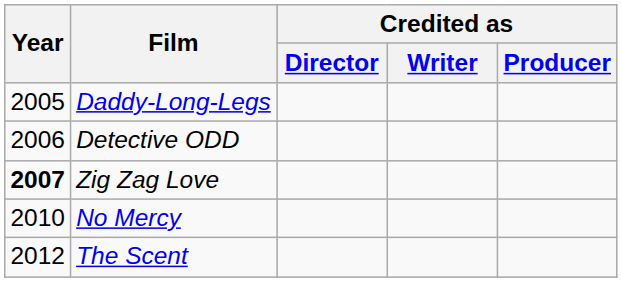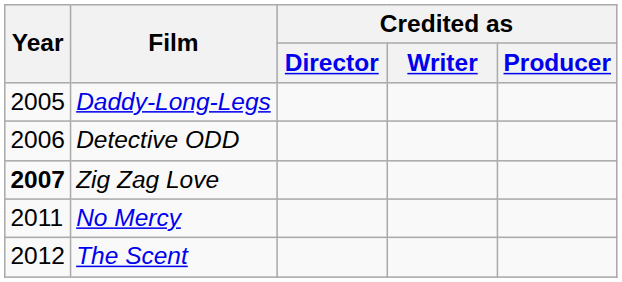(38, 218) 2010 -> (37, 218) 2011
